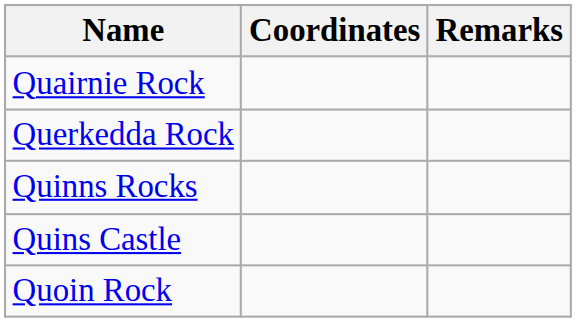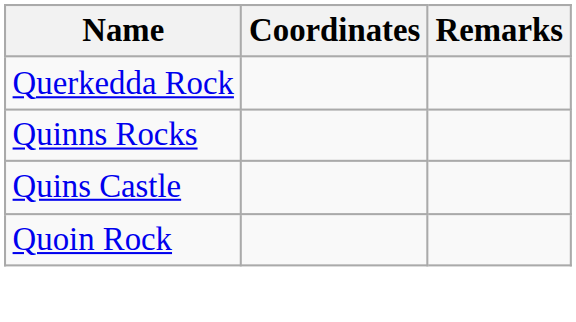- row: (109, 82)
